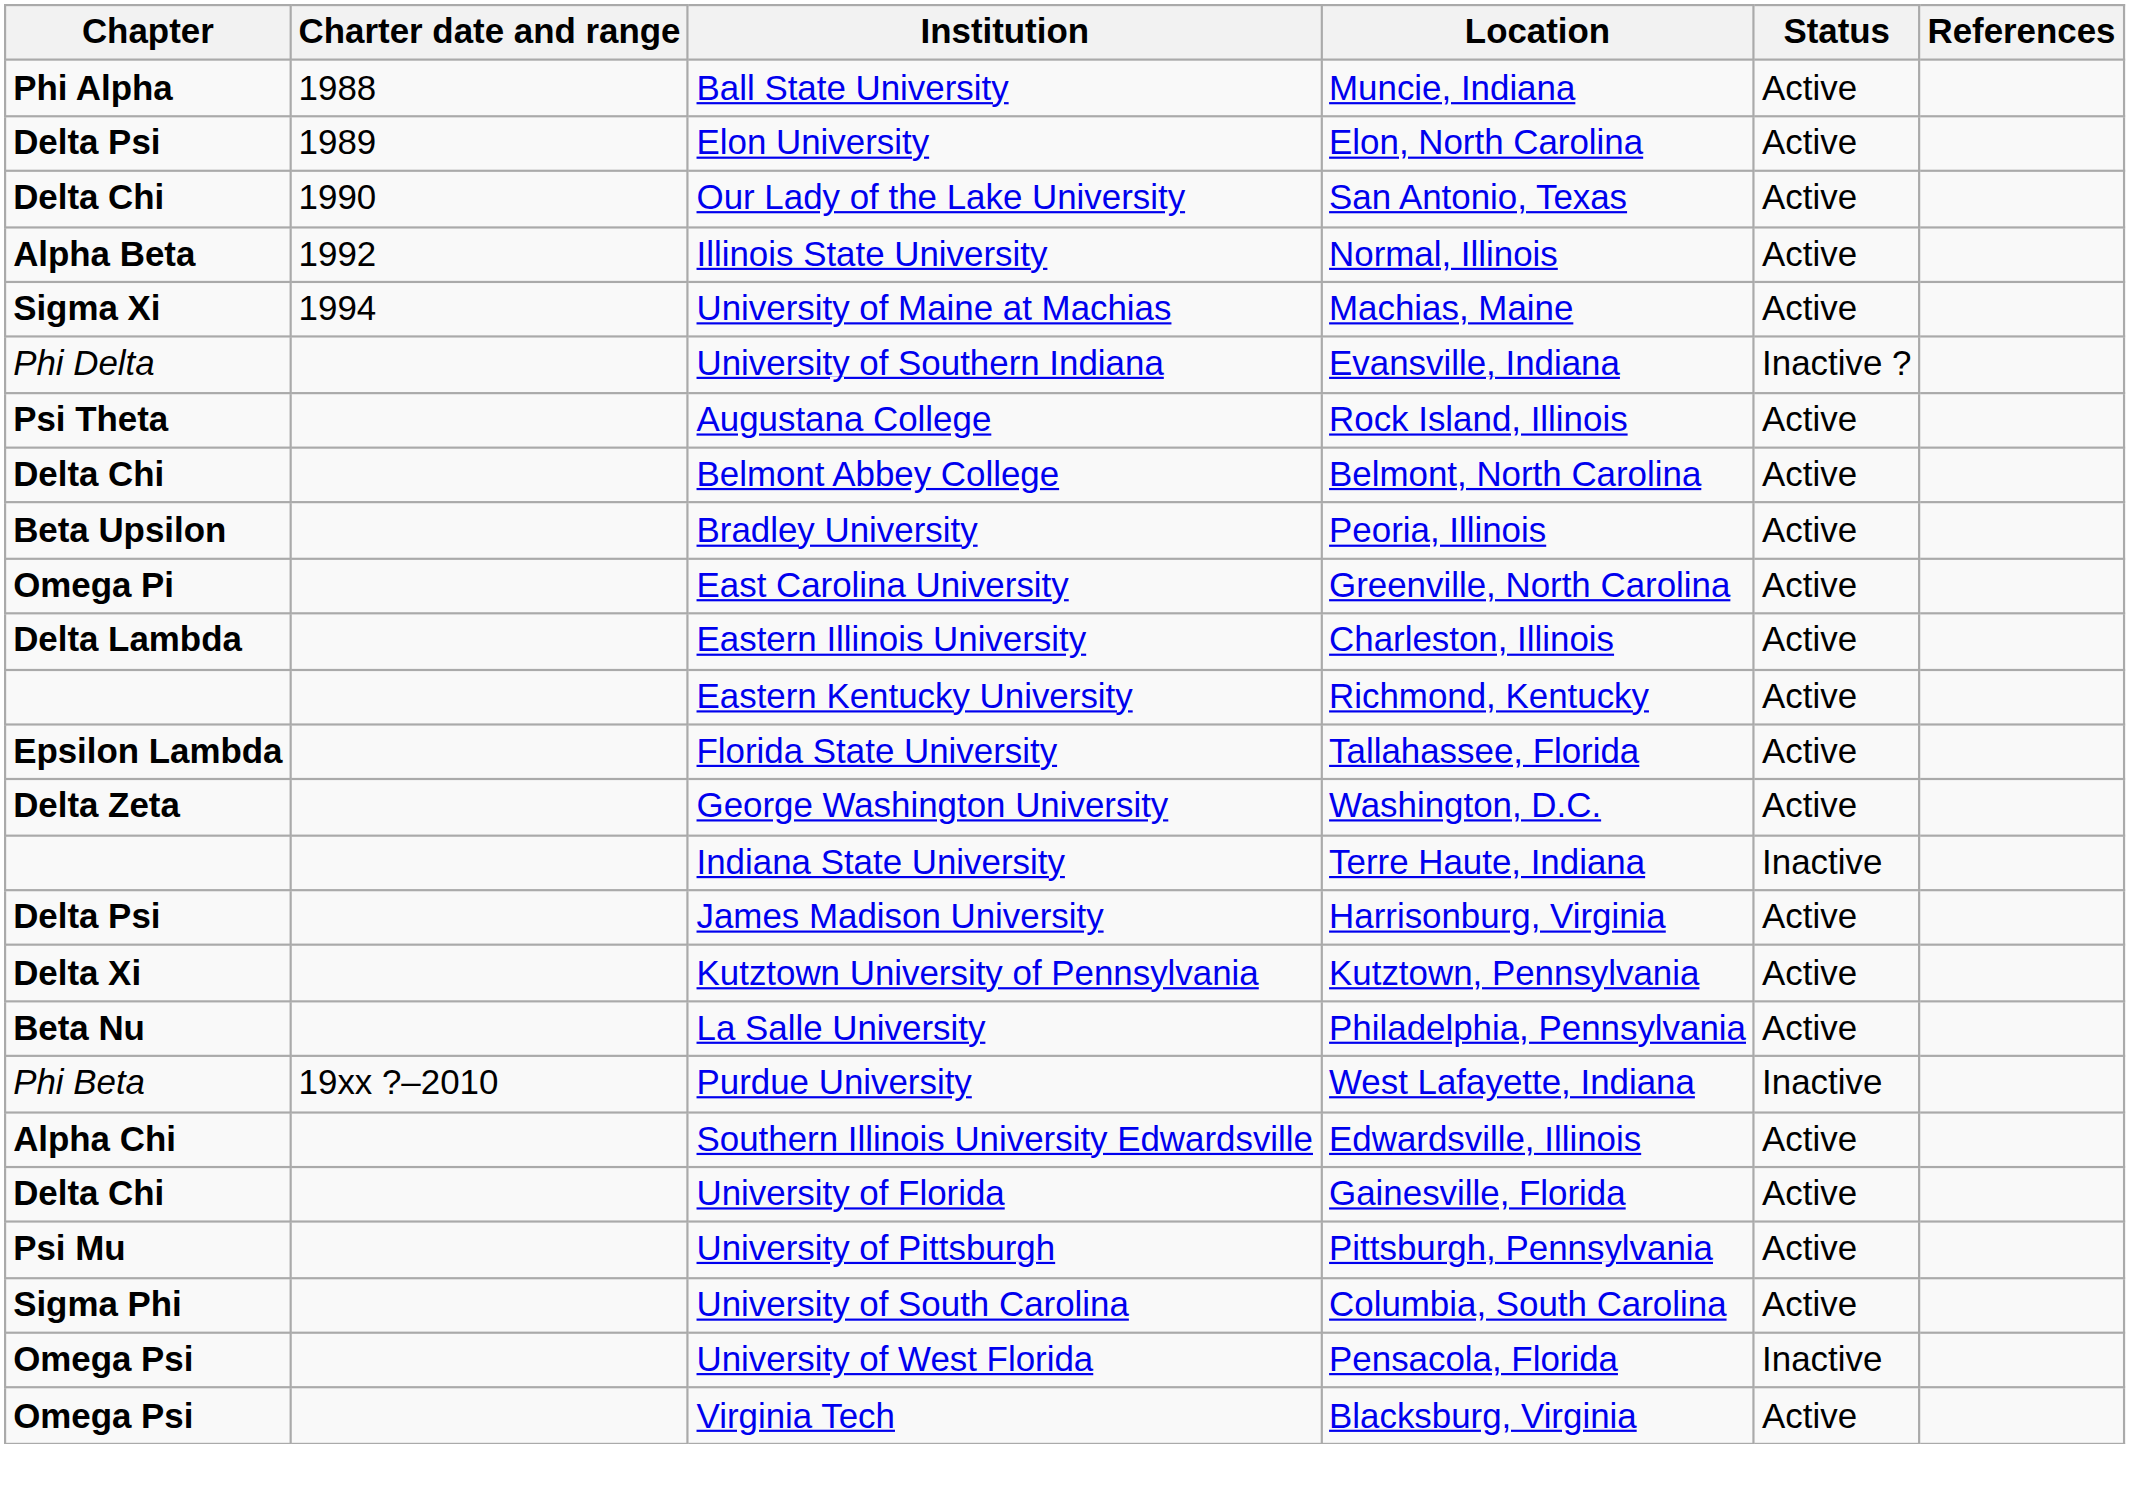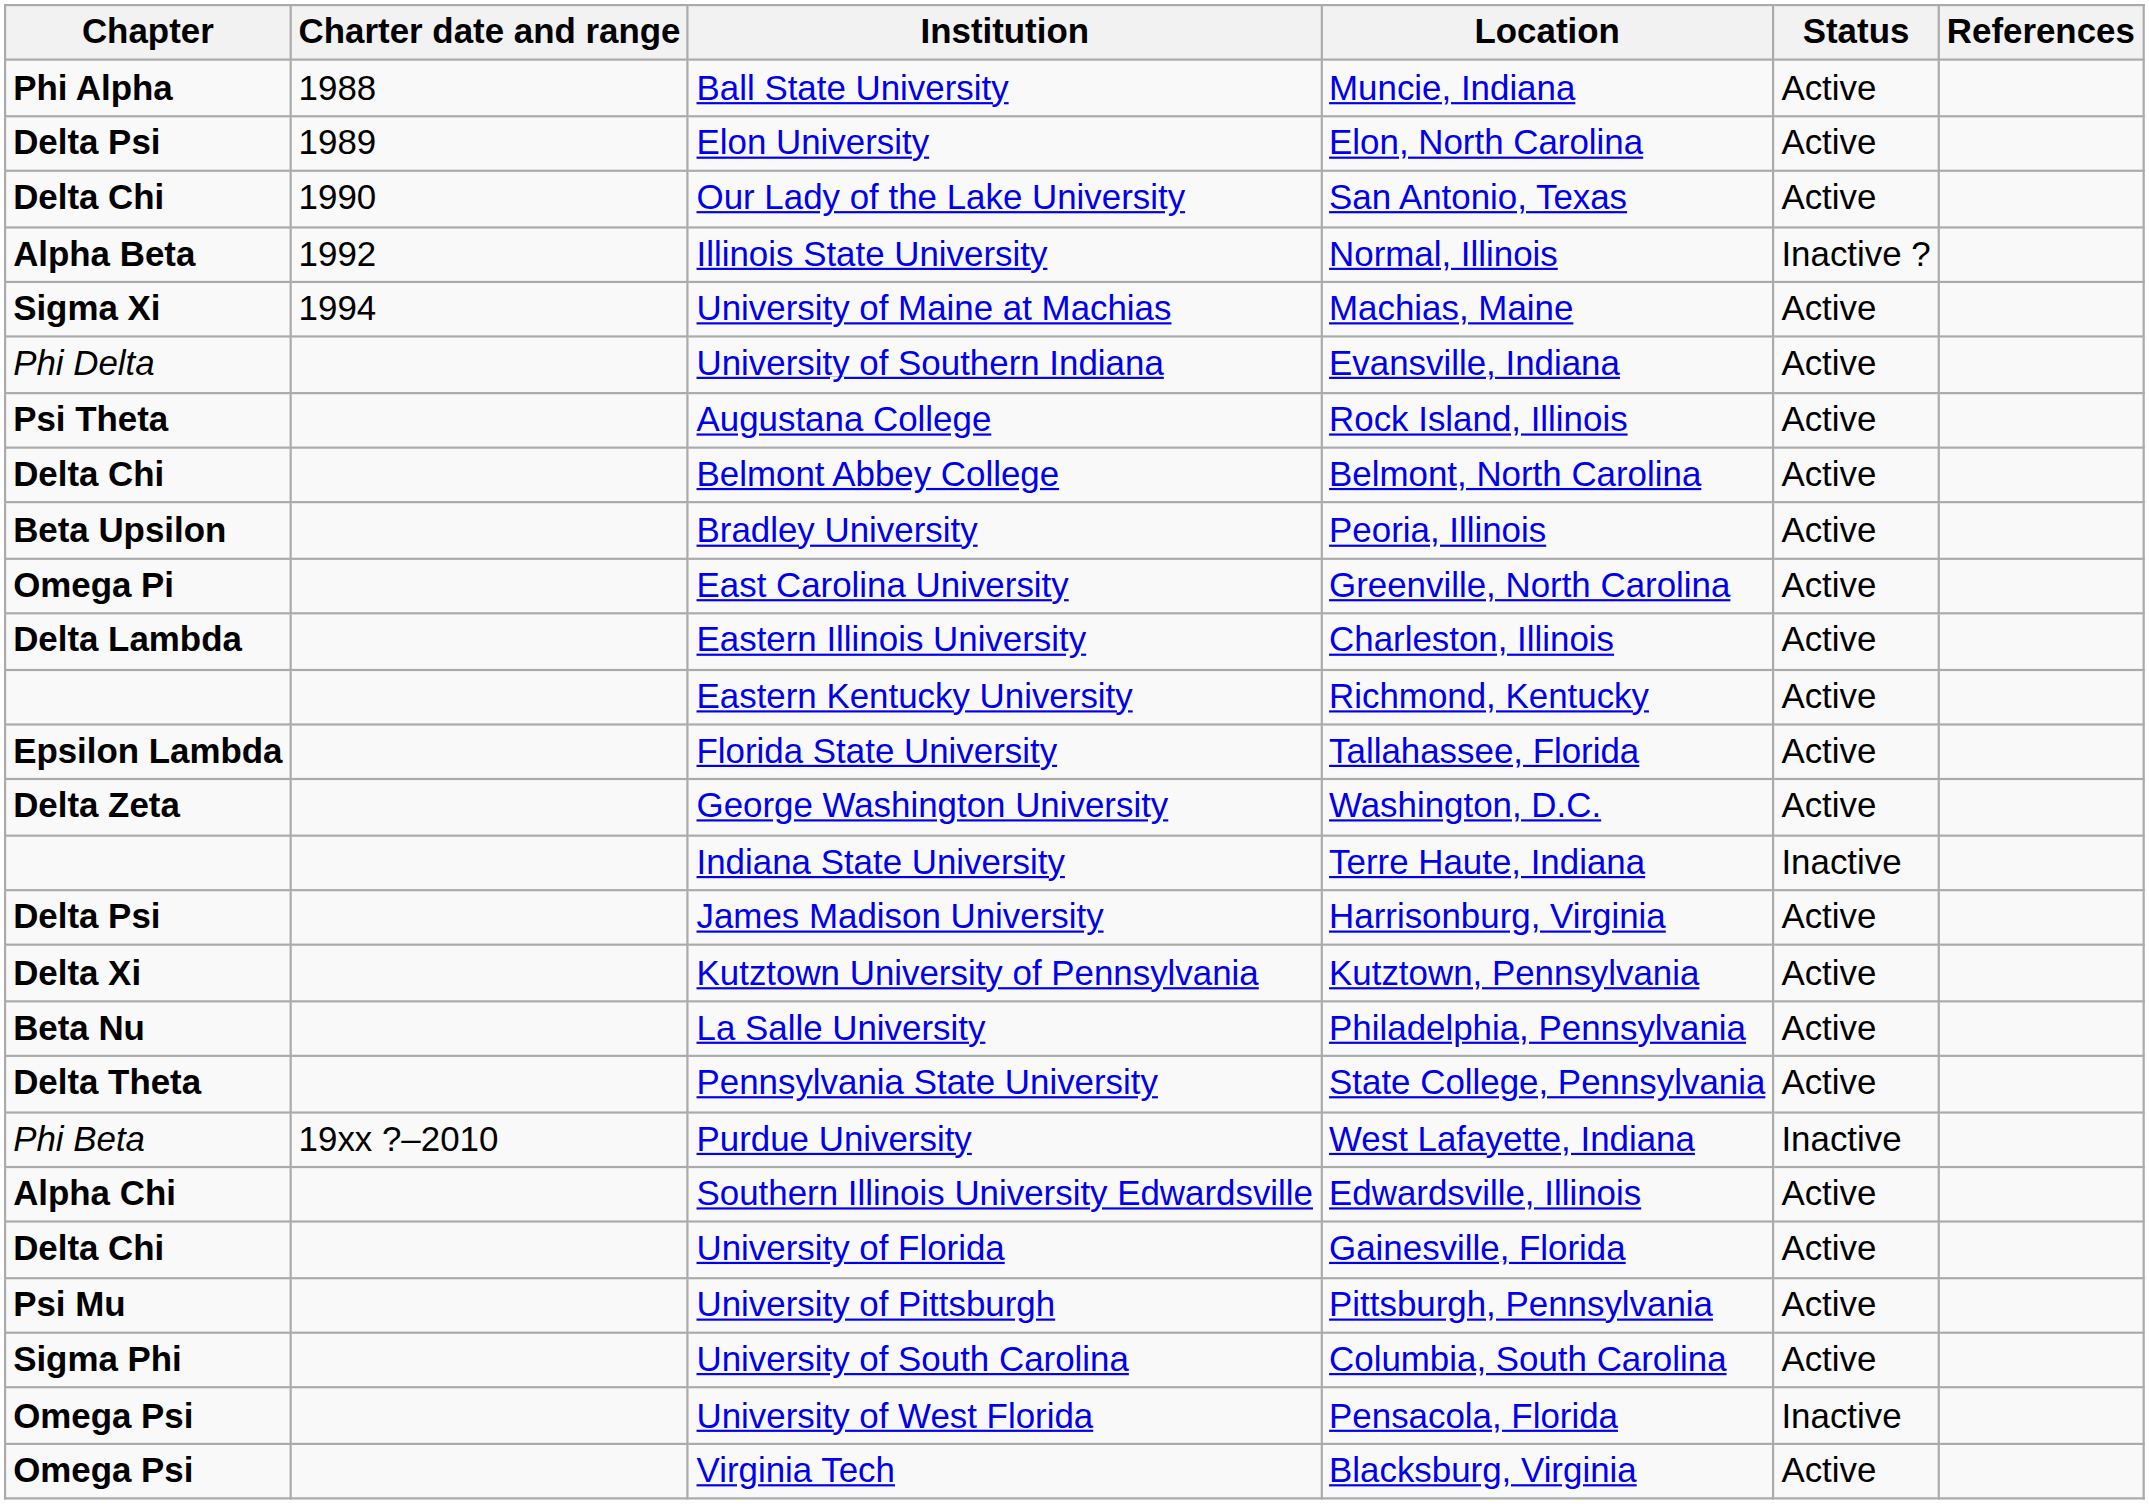(1810, 253) Active -> (1856, 253) Inactive ?
(1837, 364) Inactive ? -> (1829, 364) Active
+ row: (927, 1083)
